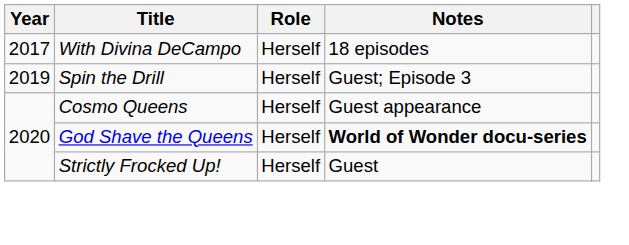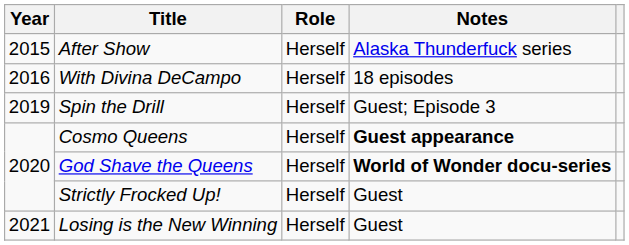+ row: (104, 48)
(30, 48) 2017 -> (30, 78) 2016
(405, 107) normal -> (434, 136) bold
+ row: (168, 225)
